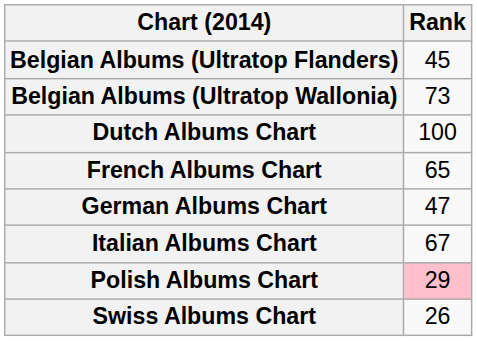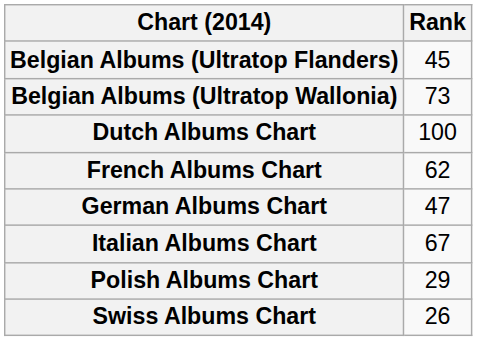(438, 170) 65 -> (438, 170) 62
(438, 280) pink background -> (438, 280) no background
